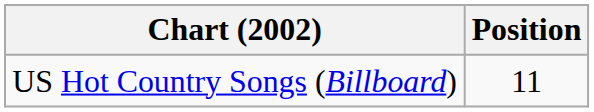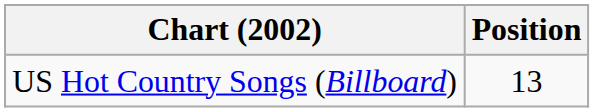(526, 80) 11 -> (526, 80) 13
